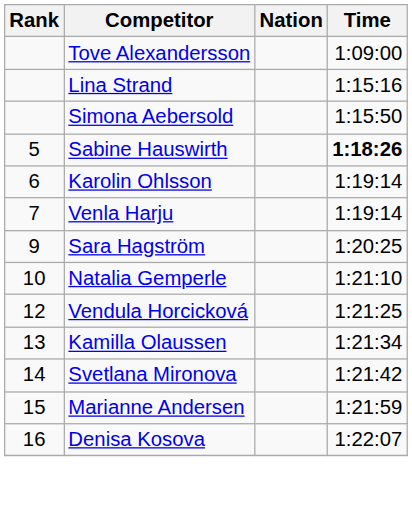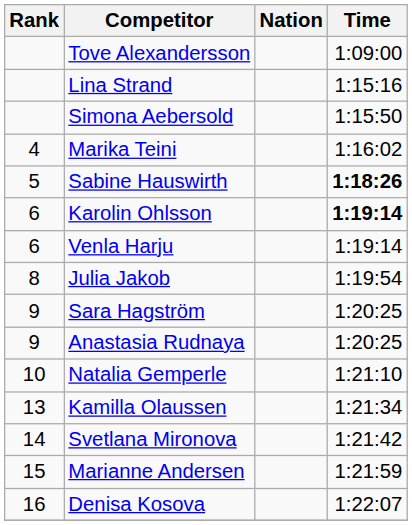+ row: (122, 149)
(368, 181) normal -> (367, 213) bold
(34, 213) 7 -> (34, 246) 6
+ row: (119, 278)
+ row: (156, 342)
- row: (158, 310)
